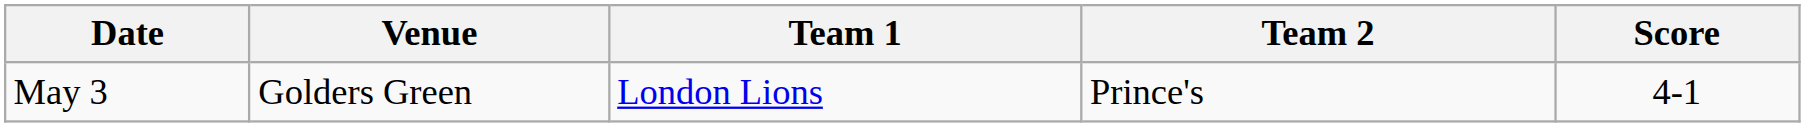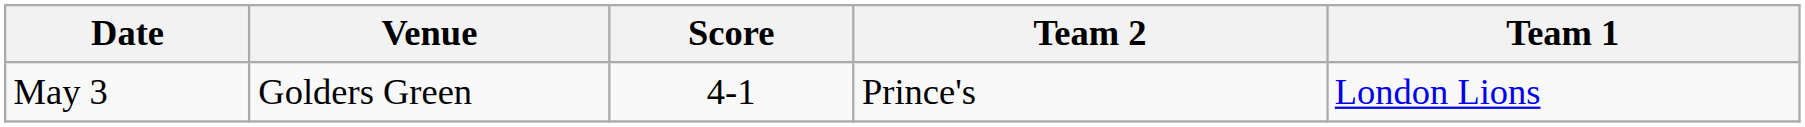columns swapped: (845, 33) <-> (1677, 33)
